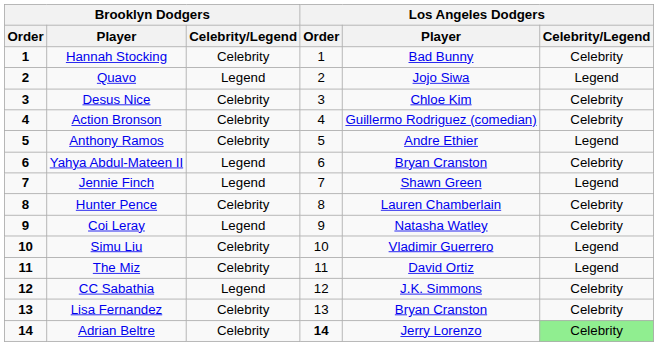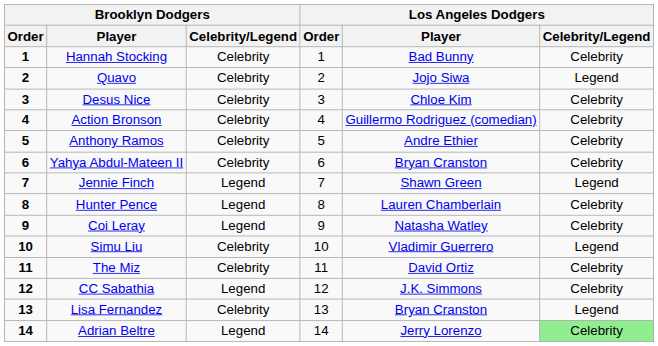(243, 78) Legend -> (243, 78) Celebrity
(597, 141) Legend -> (597, 141) Celebrity
(243, 162) Legend -> (243, 162) Celebrity
(243, 204) Celebrity -> (243, 204) Legend
(597, 267) Legend -> (597, 267) Celebrity
(597, 309) Celebrity -> (597, 309) Legend
(243, 330) Celebrity -> (243, 330) Legend
(321, 330) bold -> (321, 330) normal
